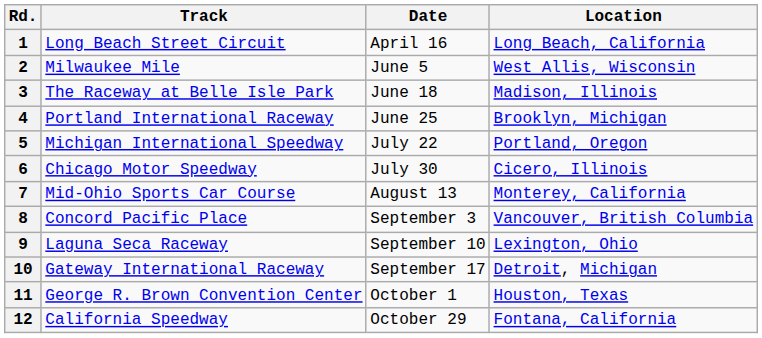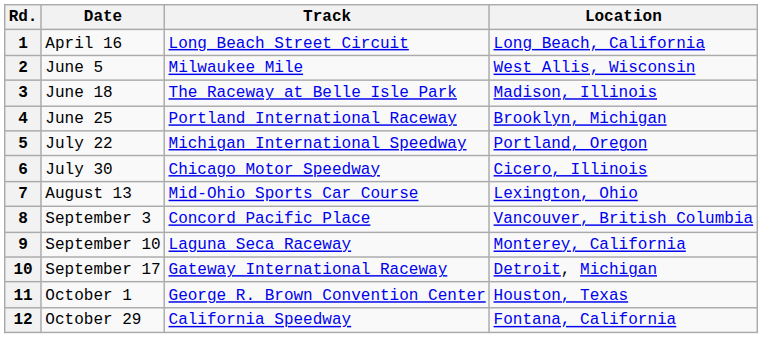columns swapped: (428, 17) <-> (204, 17)
(590, 194) Monterey, California -> (566, 194) Lexington, Ohio
(566, 245) Lexington, Ohio -> (590, 245) Monterey, California
